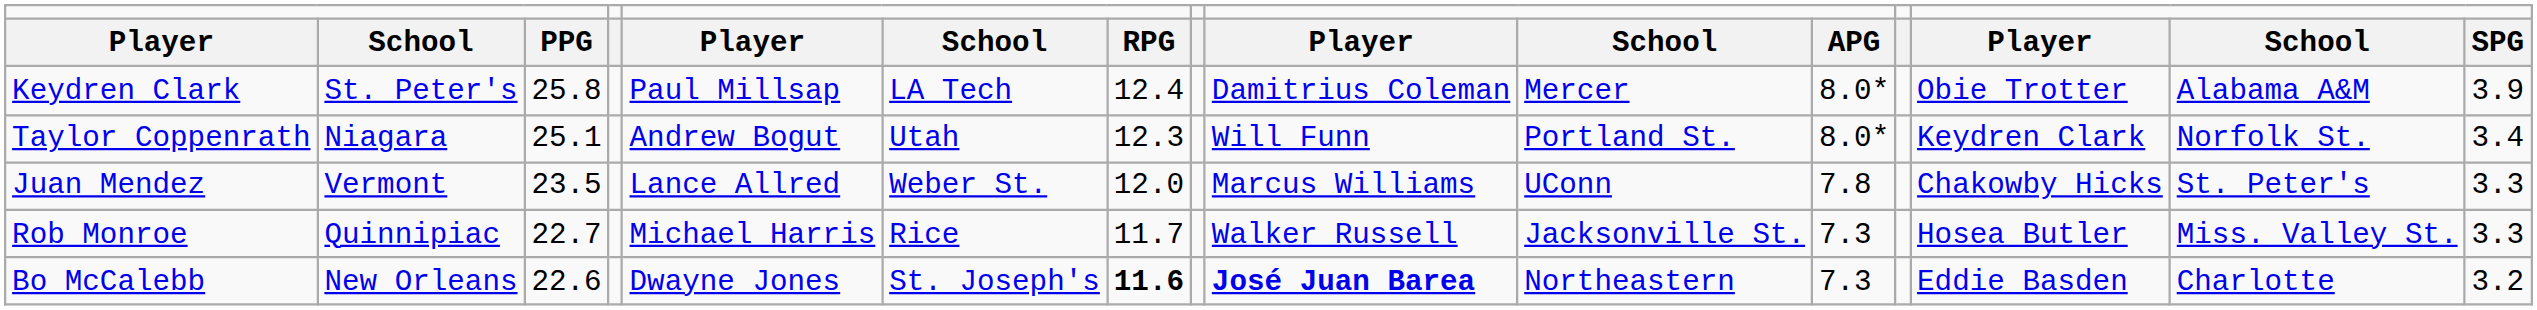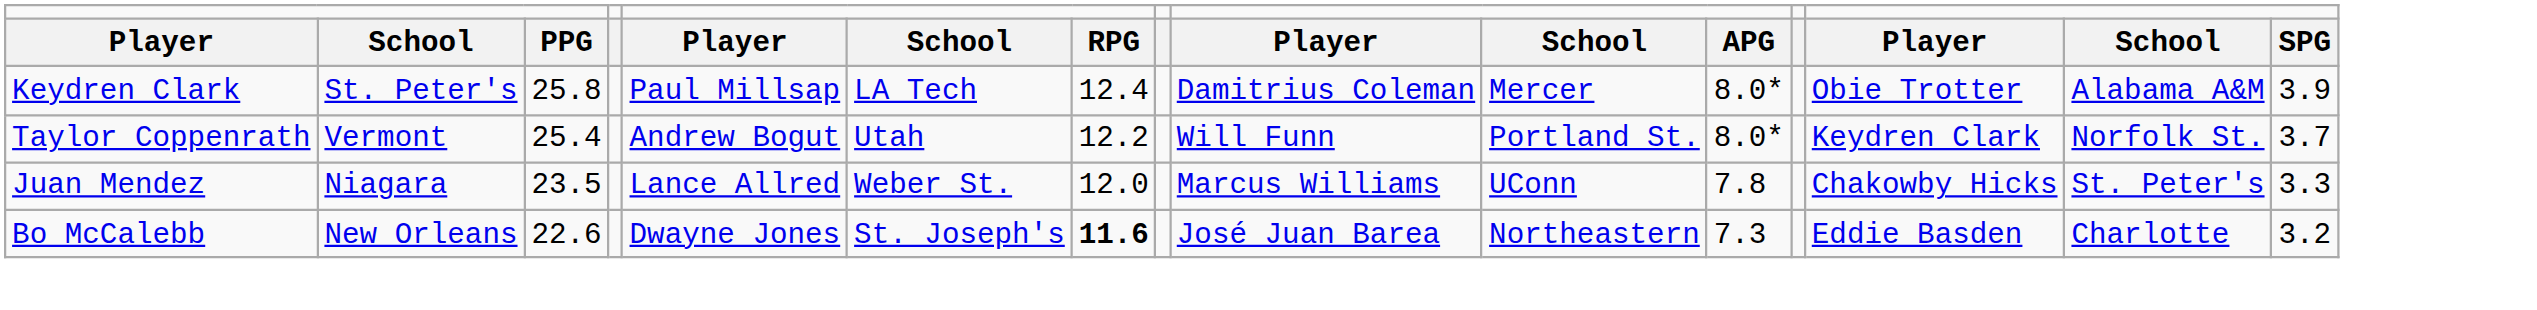(386, 138) Niagara -> (386, 138) Vermont
(567, 138) 25.1 -> (567, 138) 25.4
(1149, 138) 12.3 -> (1114, 138) 12.2
(2498, 138) 3.4 -> (2305, 138) 3.7
(386, 186) Vermont -> (386, 186) Niagara
- row: (100, 234)
(1344, 281) bold -> (1308, 234) normal
